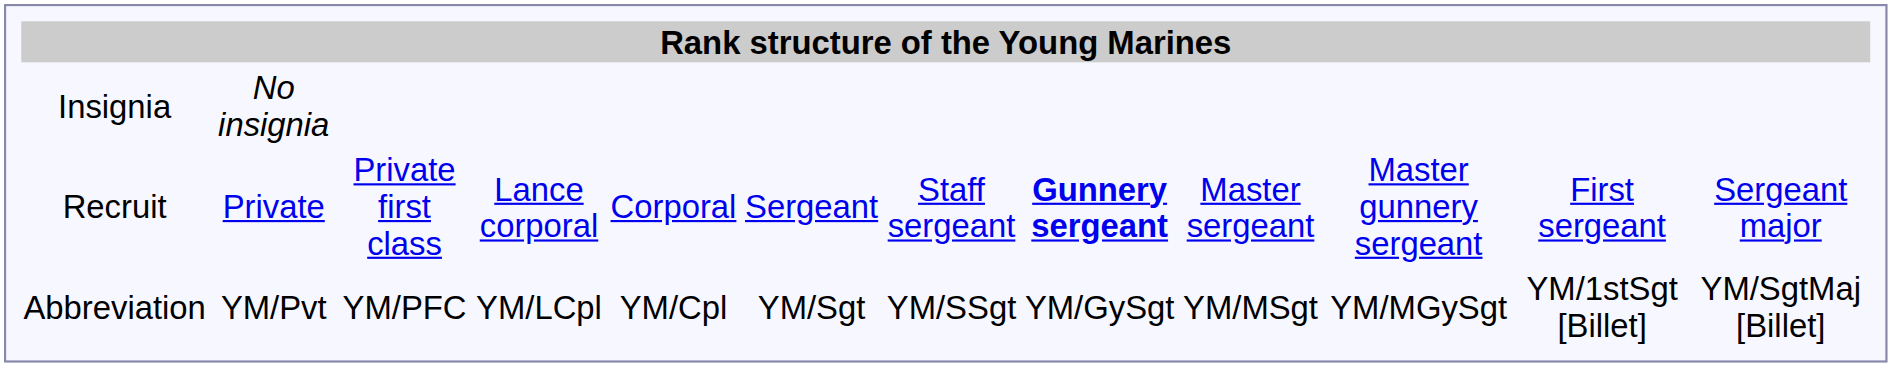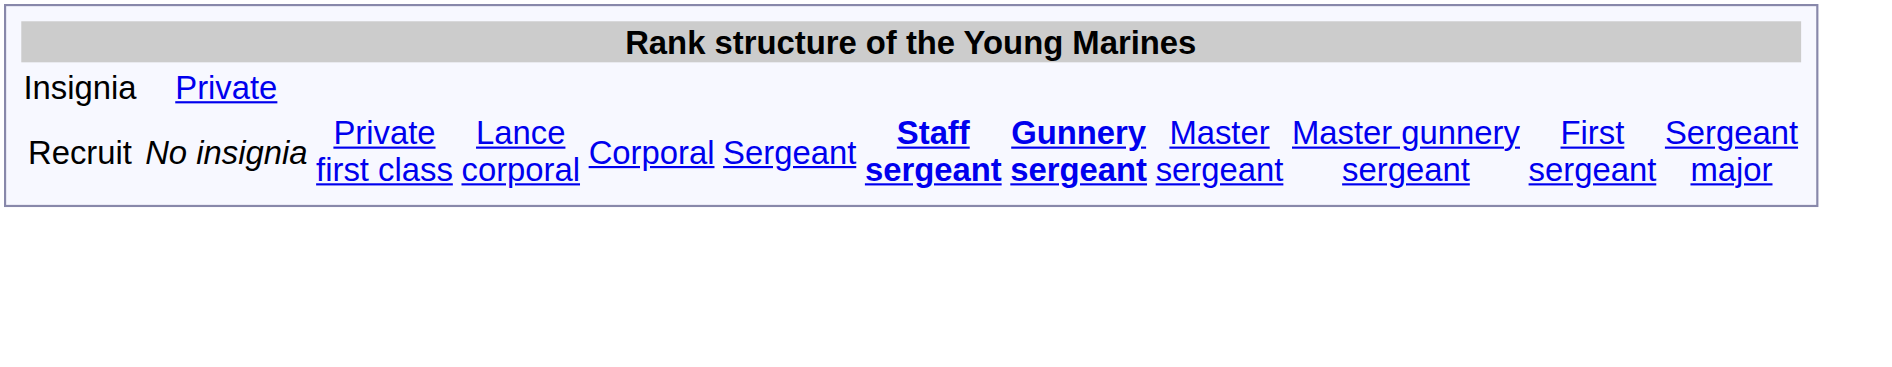(274, 106) No insignia -> (226, 87) Private
(274, 206) Private -> (226, 151) No insignia
(952, 206) normal -> (933, 151) bold
- row: (115, 306)
